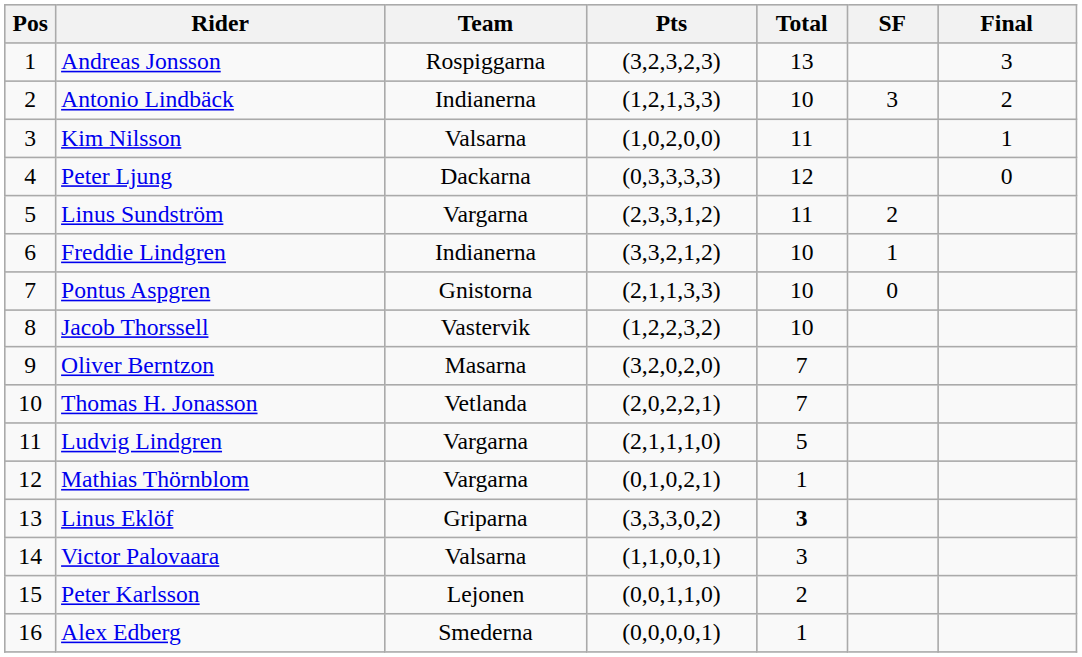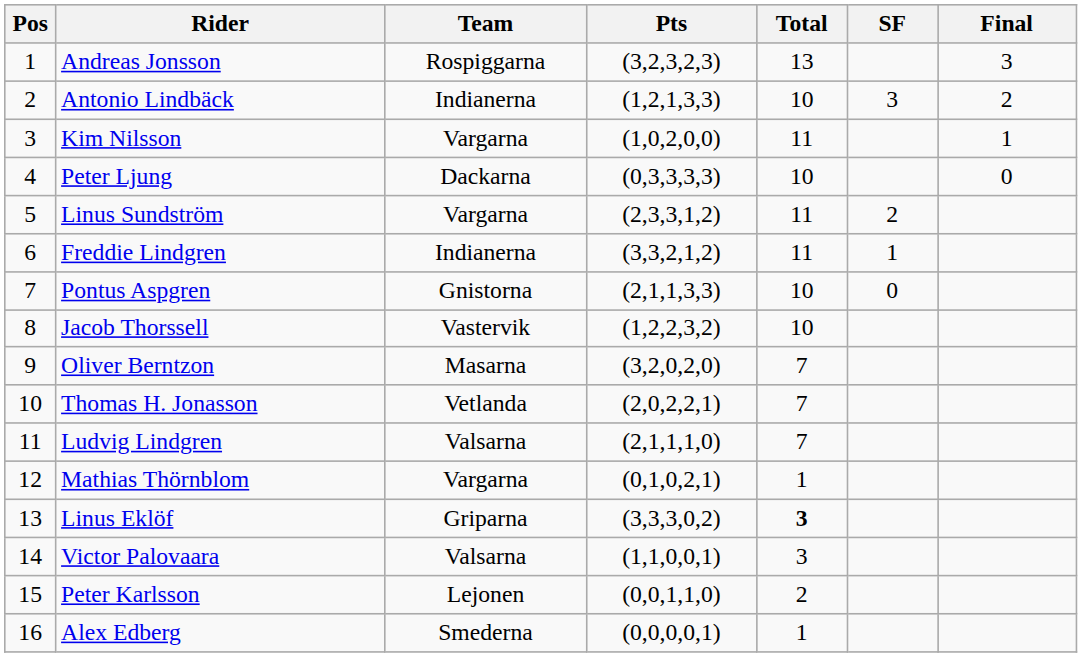(486, 137) Valsarna -> (486, 137) Vargarna
(802, 175) 12 -> (802, 175) 10
(802, 251) 10 -> (802, 251) 11
(486, 442) Vargarna -> (486, 442) Valsarna
(802, 442) 5 -> (802, 442) 7
